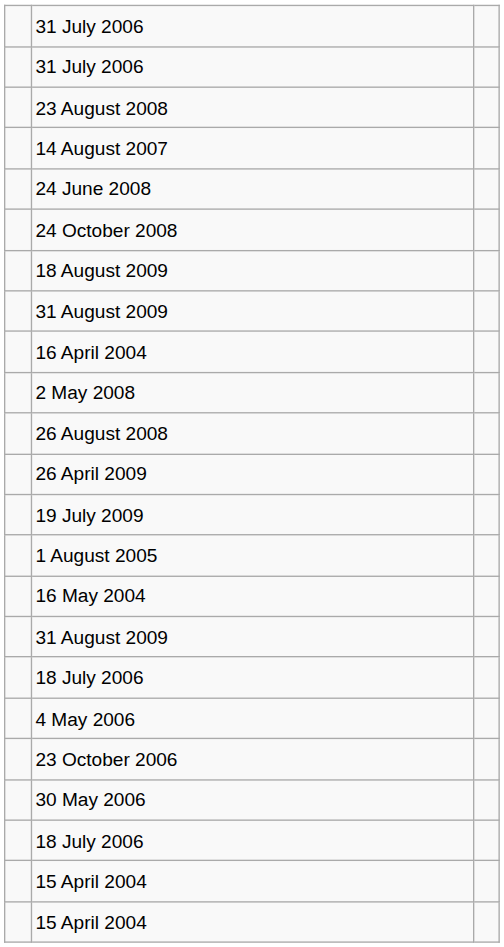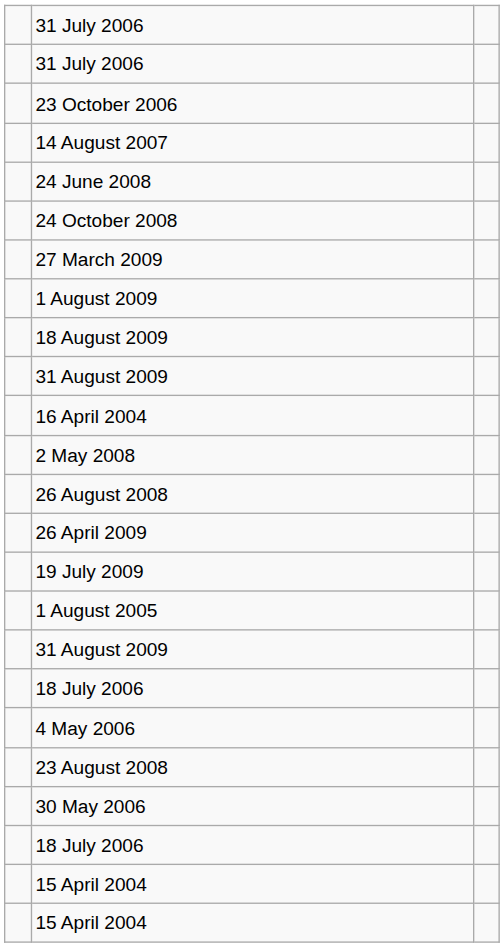rows swapped: (18, 759) <-> (18, 108)
+ row: (18, 259)
+ row: (18, 298)
- row: (18, 596)
